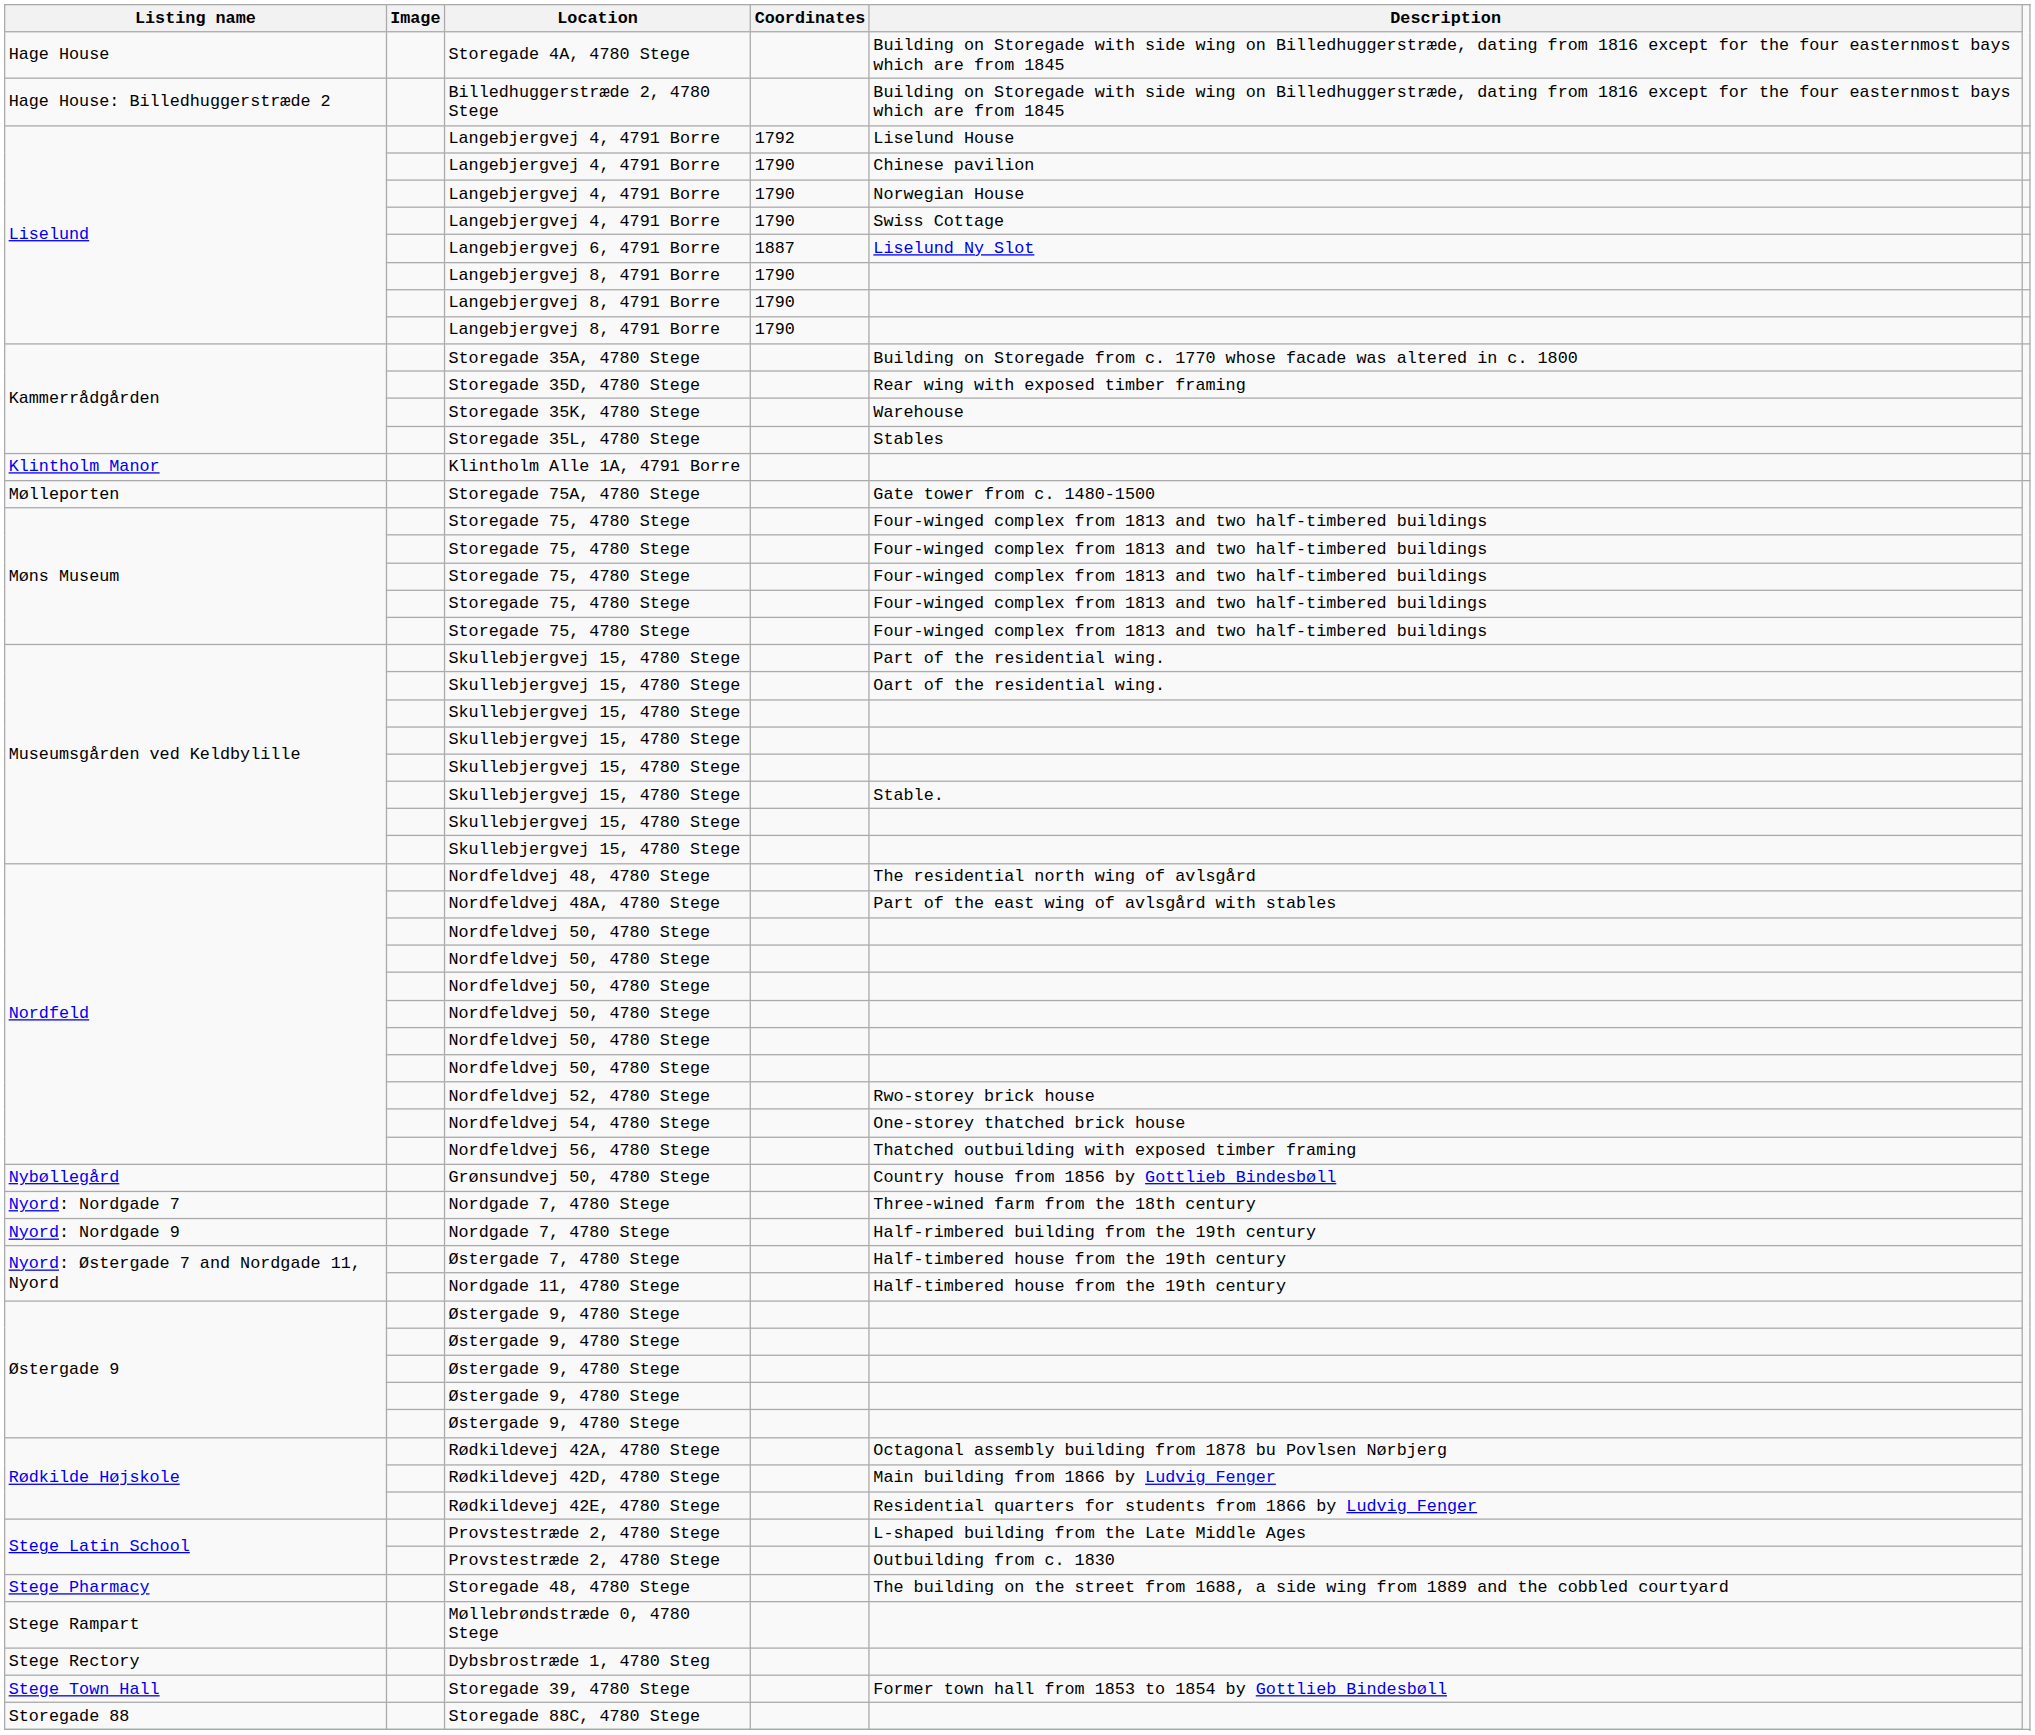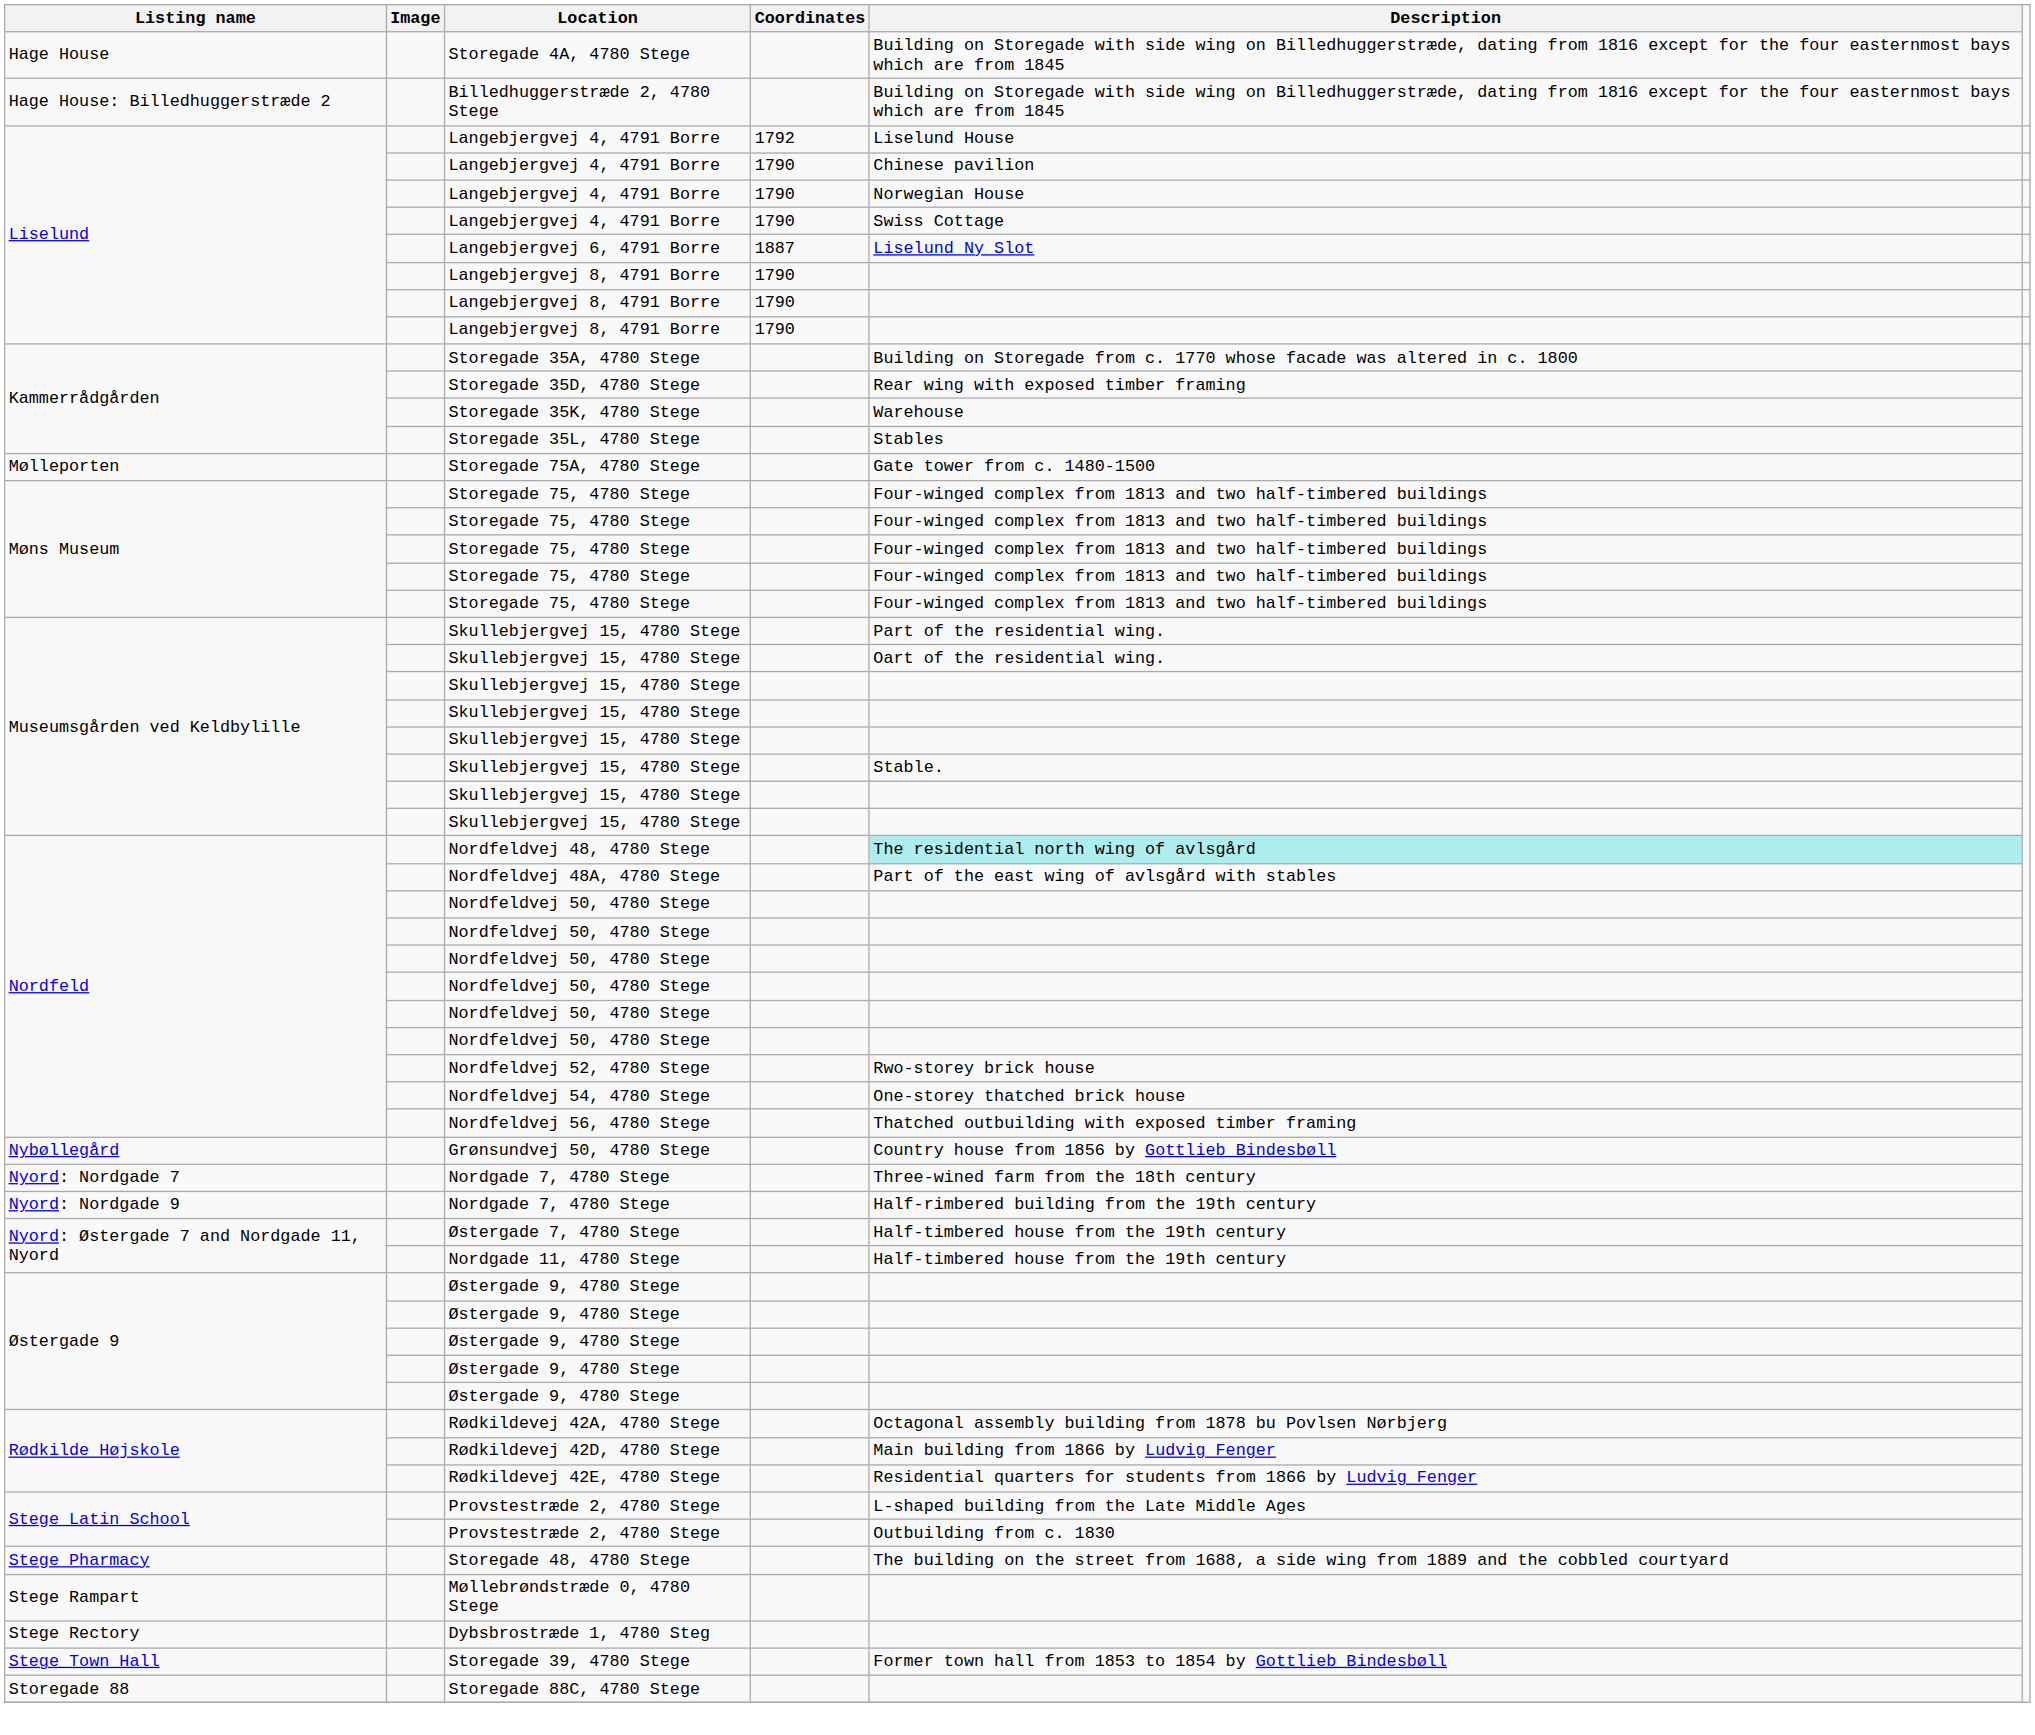- row: (84, 467)
(1065, 877) no background -> (1065, 850) paleturquoise background
